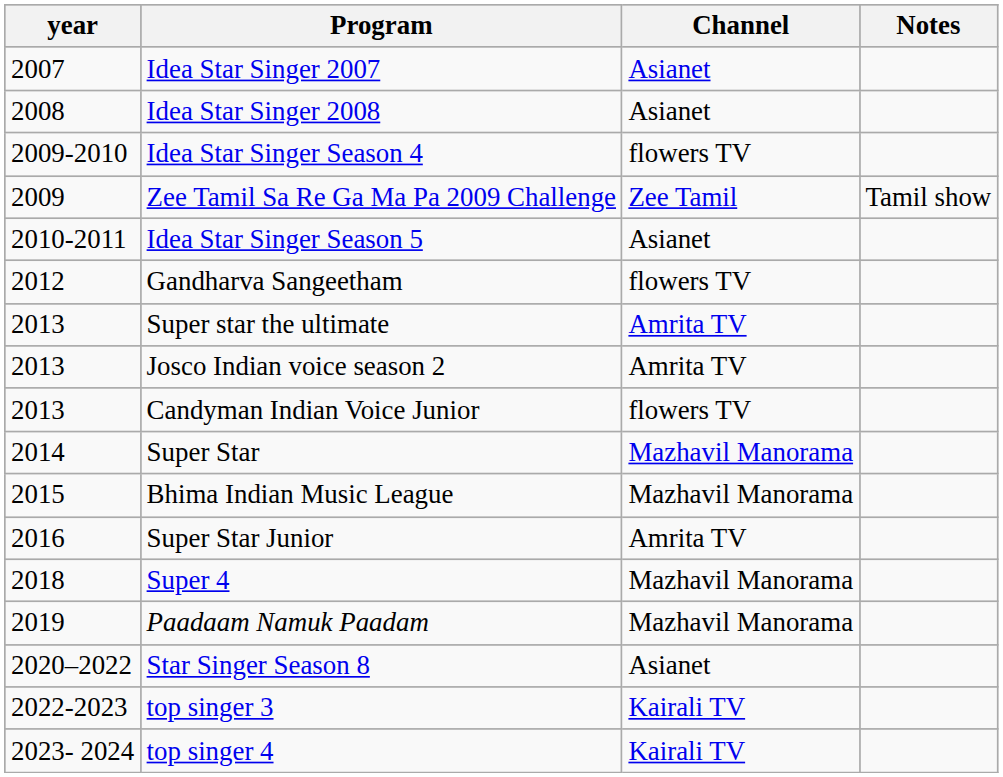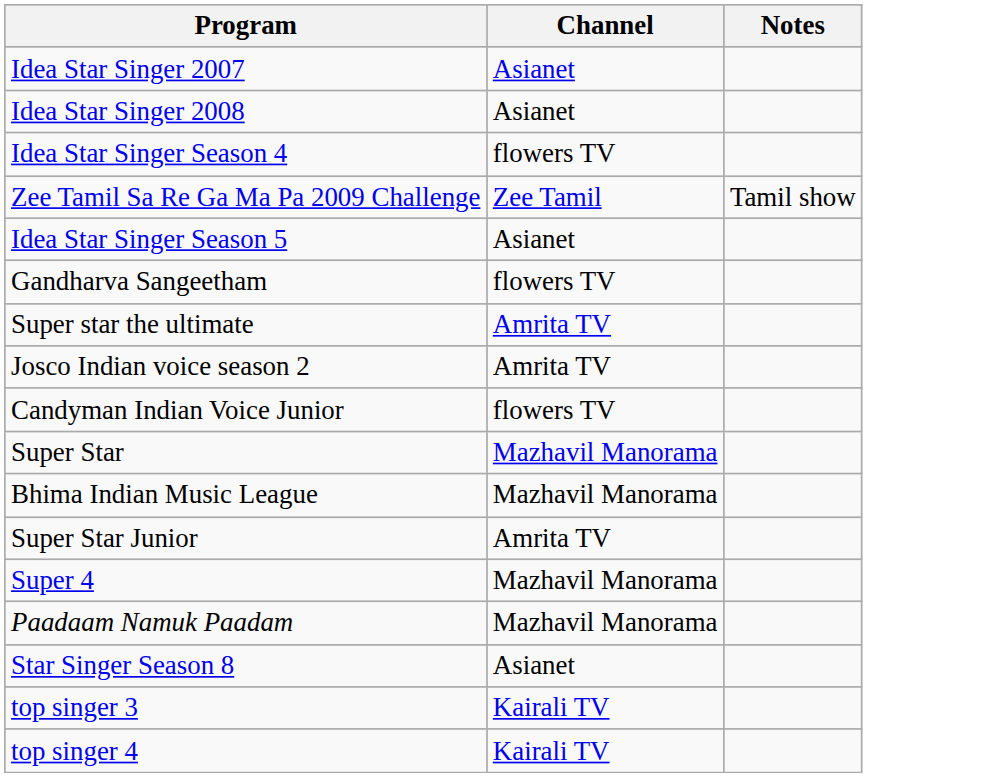- column: (73, 25)
